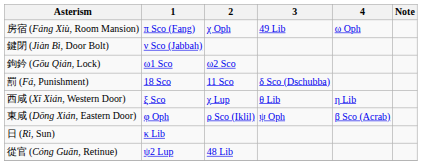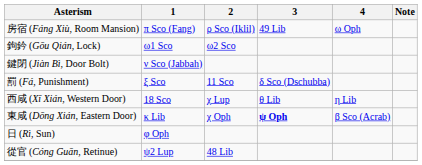(219, 29) χ Oph -> (231, 29) ρ Sco (Iklil)
rows swapped: (53, 63) <-> (58, 46)
(157, 81) 18 Sco -> (155, 81) ξ Sco
(155, 99) ξ Sco -> (157, 99) 18 Sco
(156, 116) φ Oph -> (154, 116) κ Lib
(231, 116) ρ Sco (Iklil) -> (219, 116) χ Oph
(272, 116) normal -> (273, 116) bold
(154, 134) κ Lib -> (156, 134) φ Oph
